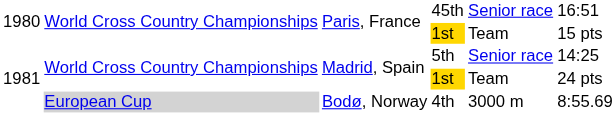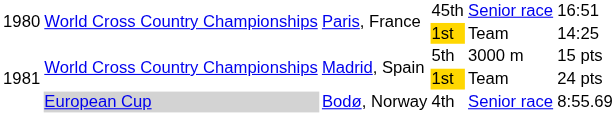(580, 33) 15 pts -> (578, 33) 14:25
(511, 56) Senior race -> (496, 56) 3000 m
(578, 56) 14:25 -> (580, 56) 15 pts
(496, 101) 3000 m -> (511, 101) Senior race
